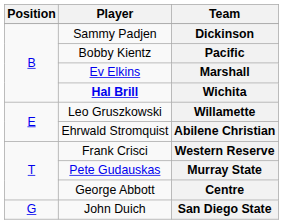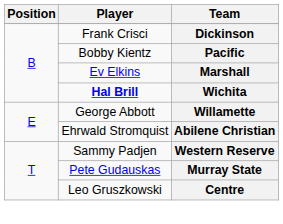(115, 33) Sammy Padjen -> (115, 33) Frank Crisci
(115, 111) Leo Gruszkowski -> (115, 111) George Abbott
(115, 151) Frank Crisci -> (115, 151) Sammy Padjen
(115, 190) George Abbott -> (115, 190) Leo Gruszkowski
- row: (225, 209)
